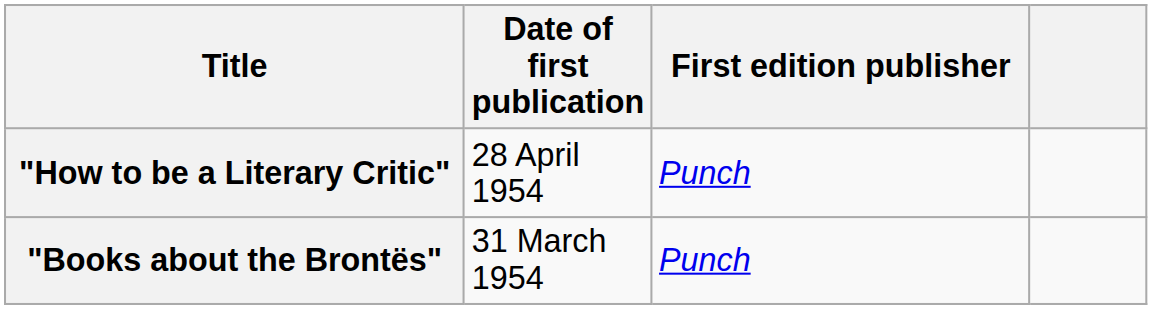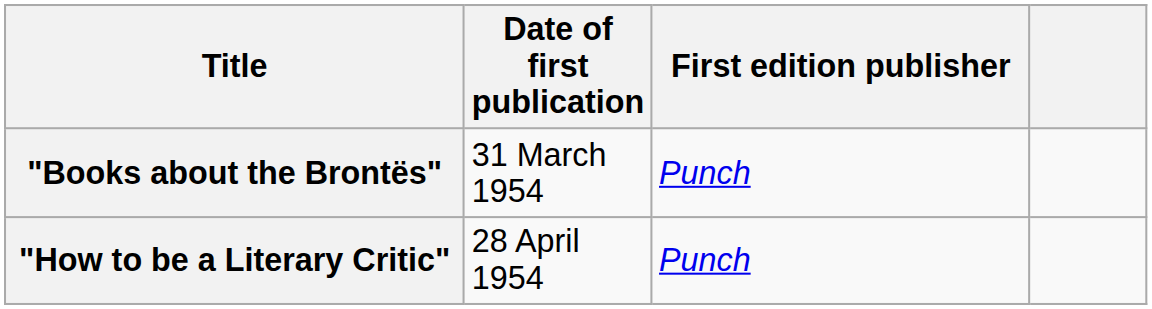rows swapped: (235, 259) <-> (235, 172)
